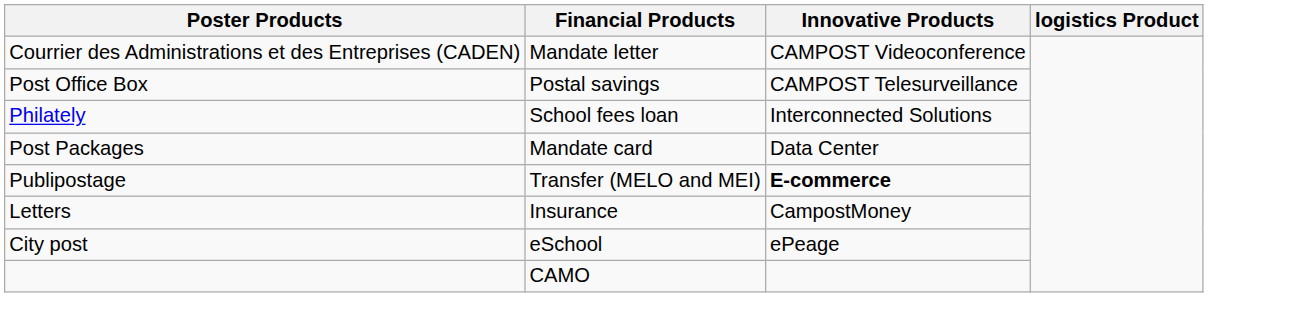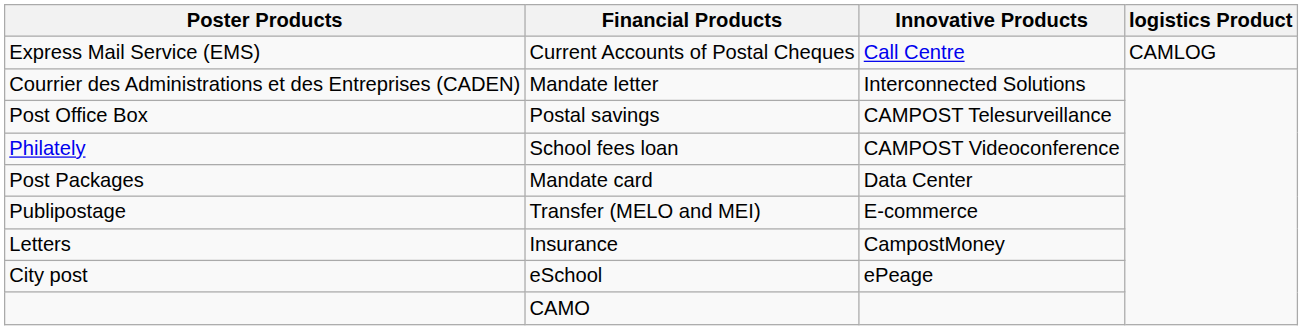+ row: (135, 52)
(898, 52) CAMPOST Videoconference -> (975, 84) Interconnected Solutions
(881, 116) Interconnected Solutions -> (992, 148) CAMPOST Videoconference
(830, 180) bold -> (921, 212) normal
